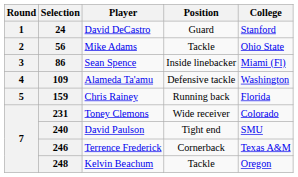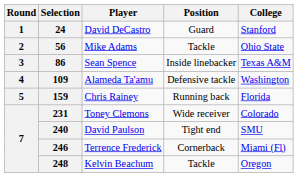(263, 63) Miami (Fl) -> (266, 63) Texas A&M
(266, 147) Texas A&M -> (263, 147) Miami (Fl)
